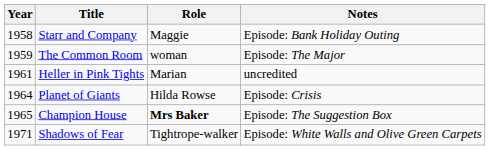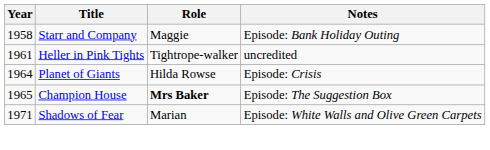- row: (90, 54)
(168, 74) Marian -> (194, 54) Tightrope-walker
(194, 134) Tightrope-walker -> (168, 114) Marian
